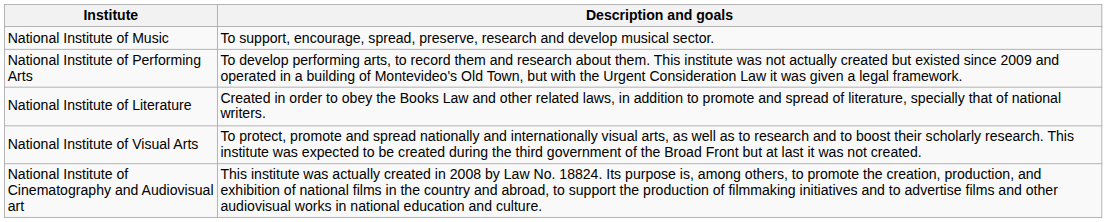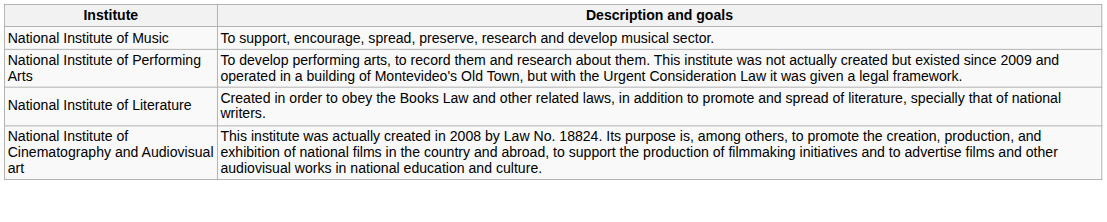- row: (103, 144)
